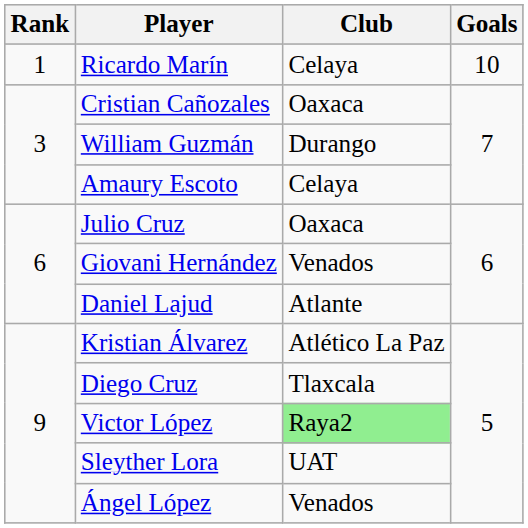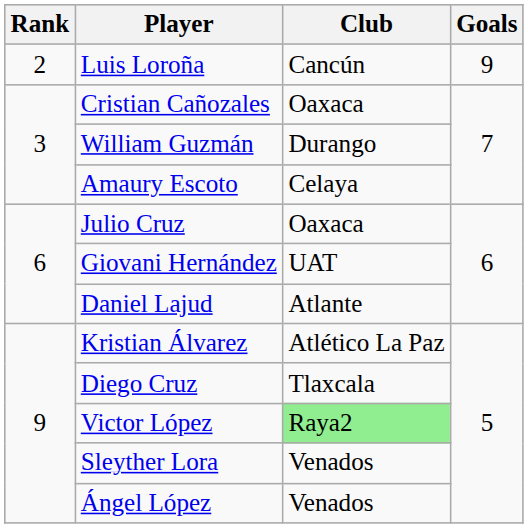- row: (154, 64)
+ row: (143, 64)
(331, 263) Venados -> (313, 263) UAT
(313, 462) UAT -> (331, 462) Venados
